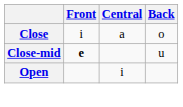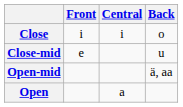(122, 33) a -> (122, 33) i
(81, 53) bold -> (81, 53) normal
+ row: (34, 72)
(122, 72) i -> (122, 92) a
